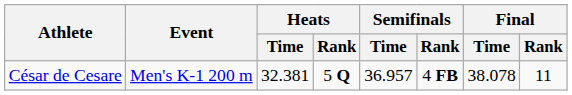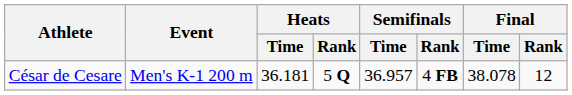(285, 75) 32.381 -> (285, 75) 36.181
(543, 75) 11 -> (543, 75) 12
